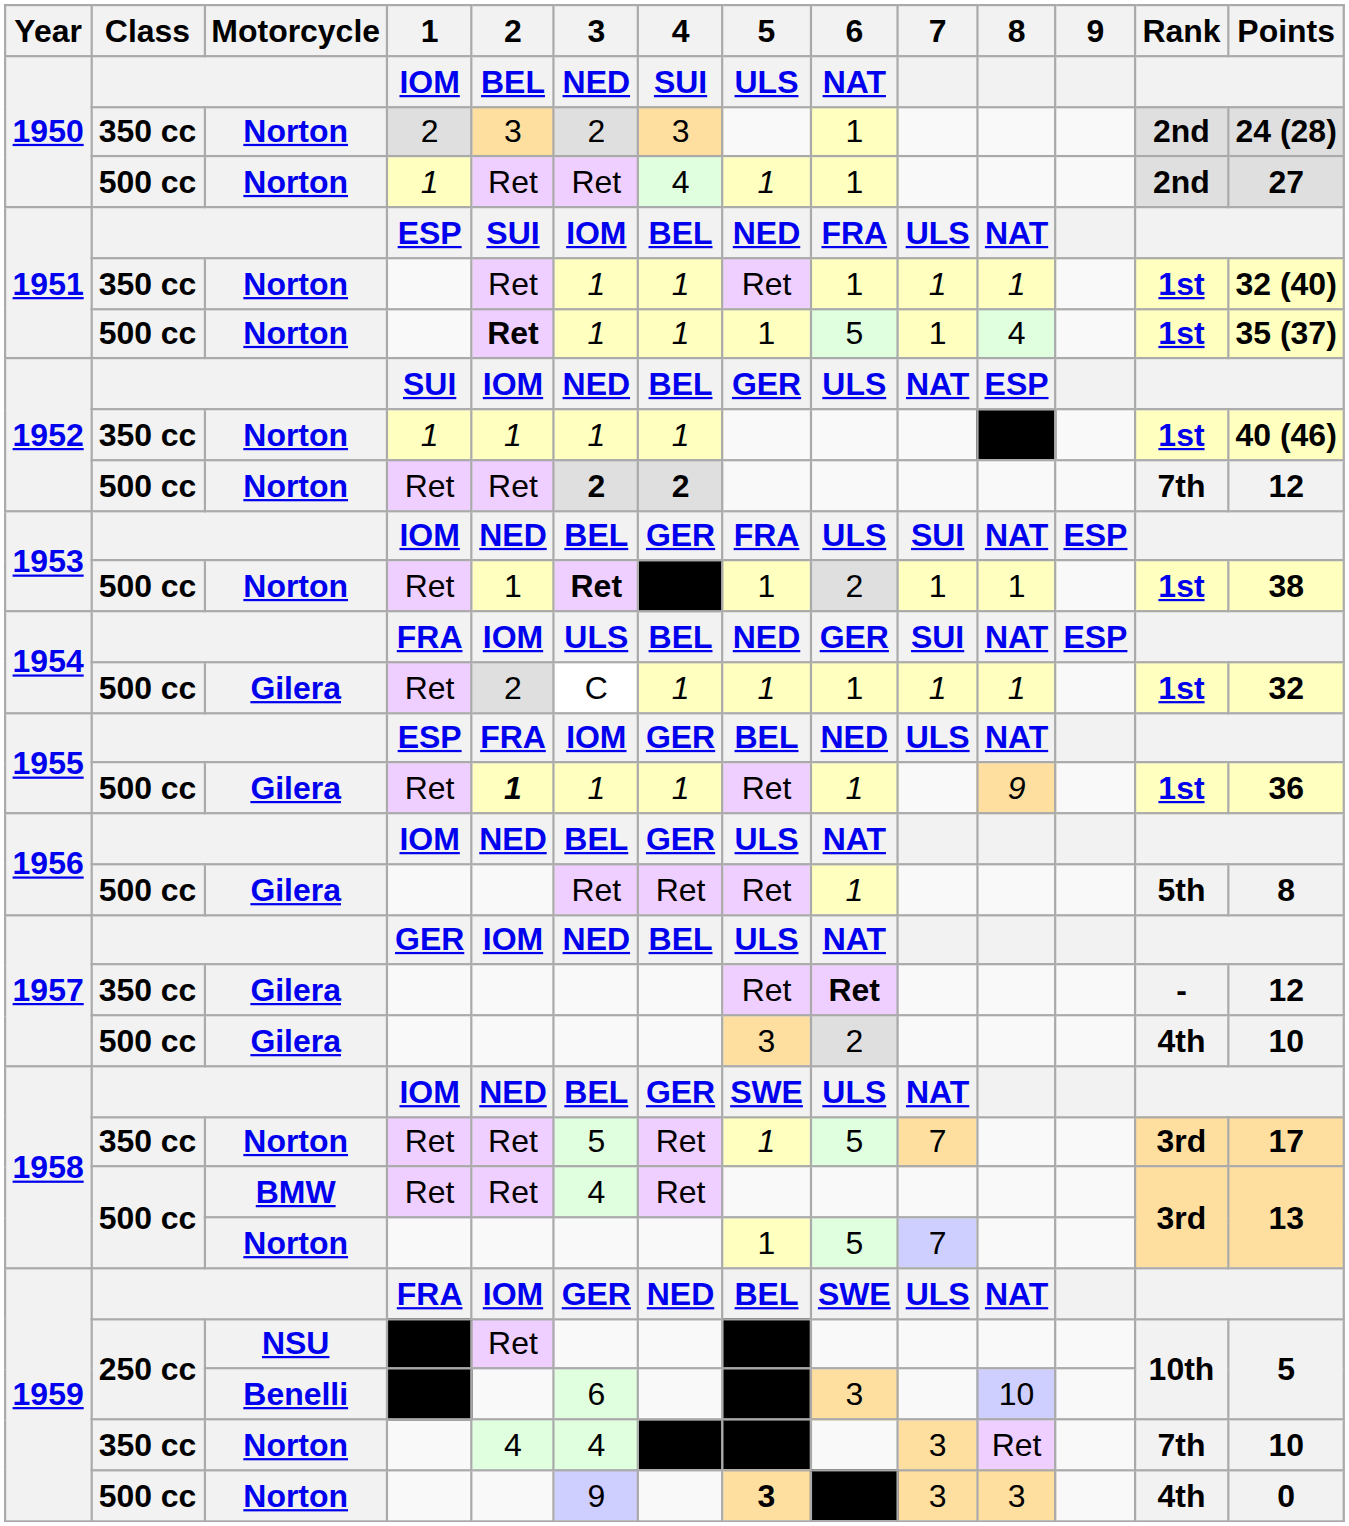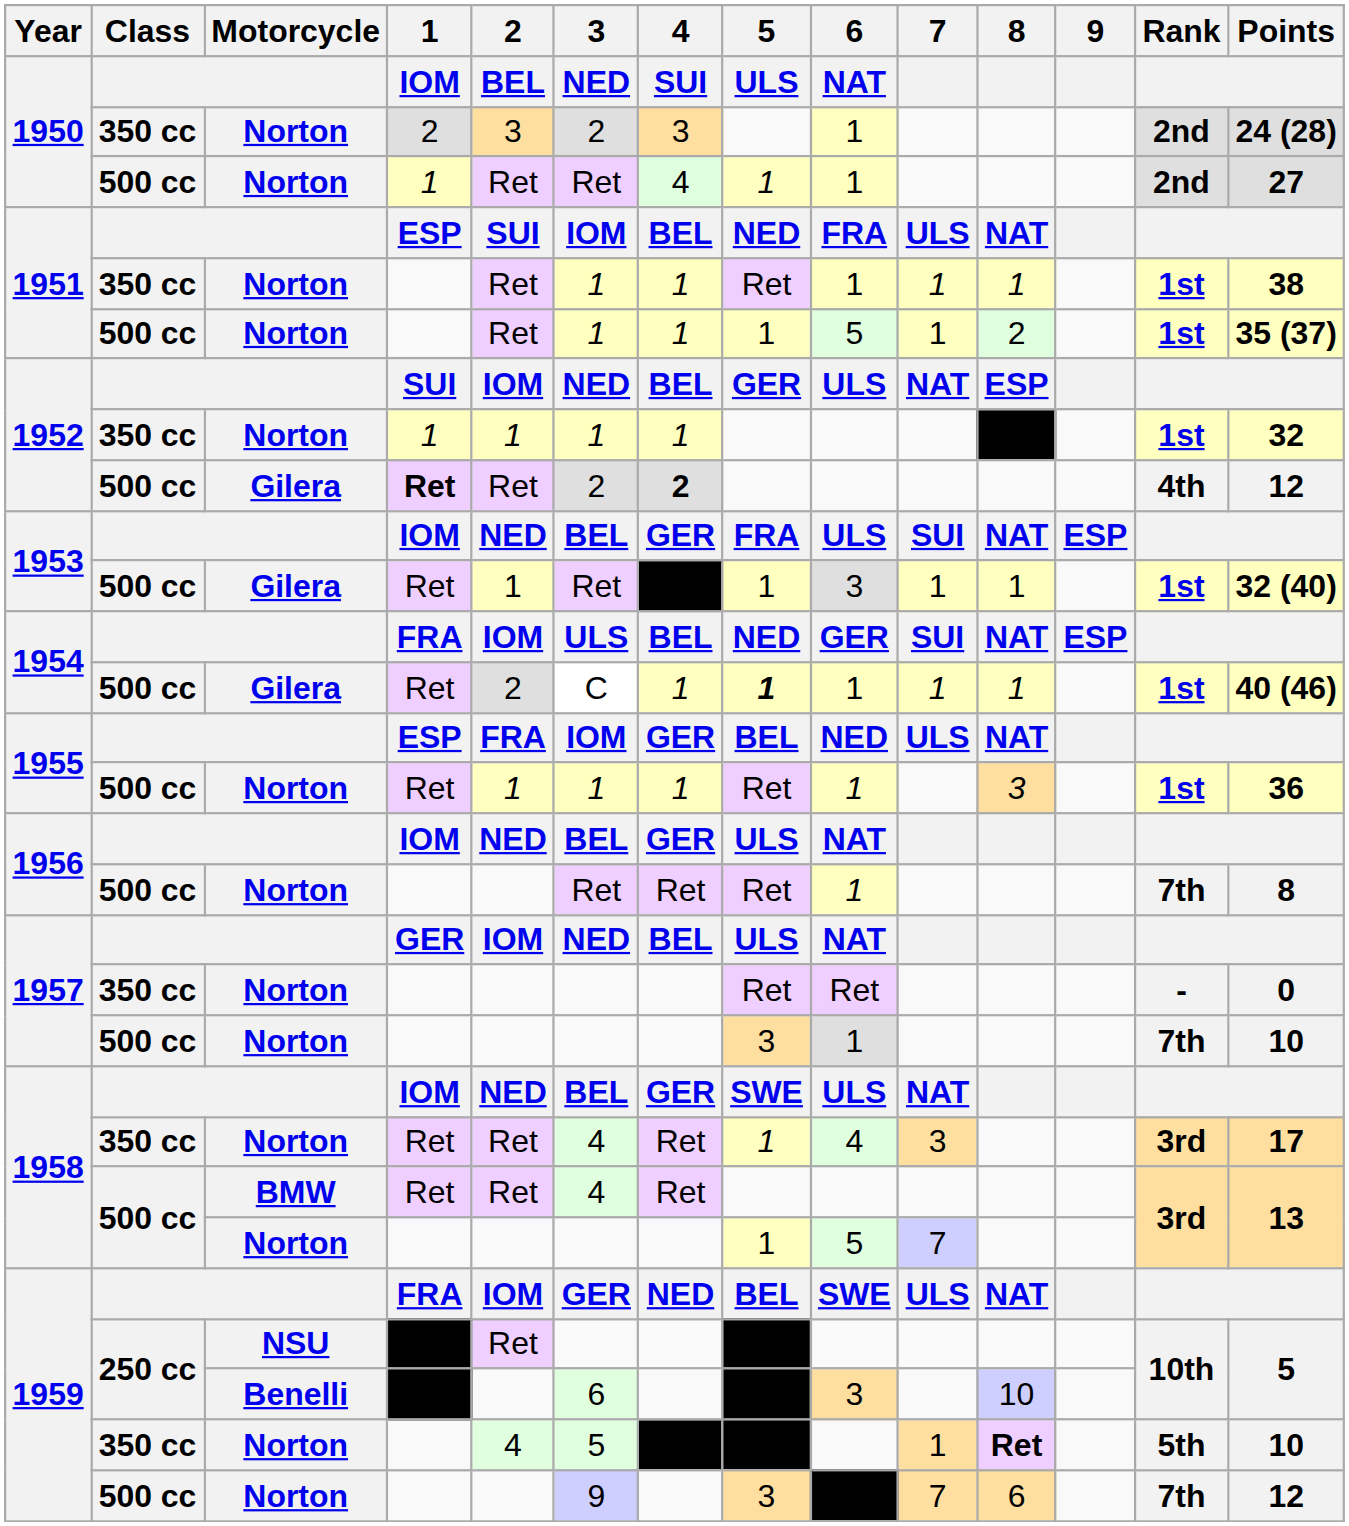(1286, 283) 32 (40) -> (1286, 283) 38
(513, 334) bold -> (513, 334) normal
(1017, 334) 4 -> (1017, 334) 2
(1286, 435) 40 (46) -> (1286, 435) 32
(296, 485) Norton -> (296, 485) Gilera
(430, 485) normal -> (430, 485) bold
(596, 485) bold -> (596, 485) normal
(1181, 485) 7th -> (1181, 485) 4th
(296, 586) Norton -> (296, 586) Gilera
(596, 586) bold -> (596, 586) normal
(854, 586) 2 -> (854, 586) 3
(1286, 586) 38 -> (1286, 586) 32 (40)
(767, 687) normal -> (767, 687) bold
(1286, 687) 32 -> (1286, 687) 40 (46)
(296, 788) Gilera -> (296, 788) Norton
(513, 788) bold -> (513, 788) normal
(1017, 788) 9 -> (1017, 788) 3
(296, 889) Gilera -> (296, 889) Norton
(1181, 889) 5th -> (1181, 889) 7th
(296, 990) Gilera -> (296, 990) Norton
(854, 990) bold -> (854, 990) normal
(1286, 990) 12 -> (1286, 990) 0
(296, 1041) Gilera -> (296, 1041) Norton
(854, 1041) 2 -> (854, 1041) 1
(1181, 1041) 4th -> (1181, 1041) 7th
(596, 1142) 5 -> (596, 1142) 4
(854, 1142) 5 -> (854, 1142) 4
(938, 1142) 7 -> (938, 1142) 3
(596, 1445) 4 -> (596, 1445) 5
(938, 1445) 3 -> (938, 1445) 1
(1017, 1445) normal -> (1017, 1445) bold
(1181, 1445) 7th -> (1181, 1445) 5th
(767, 1495) bold -> (767, 1495) normal
(938, 1495) 3 -> (938, 1495) 7
(1017, 1495) 3 -> (1017, 1495) 6
(1181, 1495) 4th -> (1181, 1495) 7th
(1286, 1495) 0 -> (1286, 1495) 12
